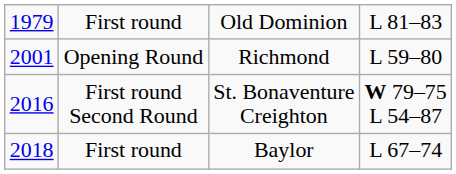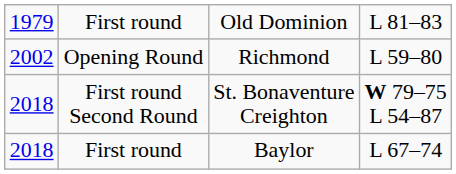(32, 56) 2001 -> (32, 56) 2002
(32, 103) 2016 -> (32, 103) 2018
